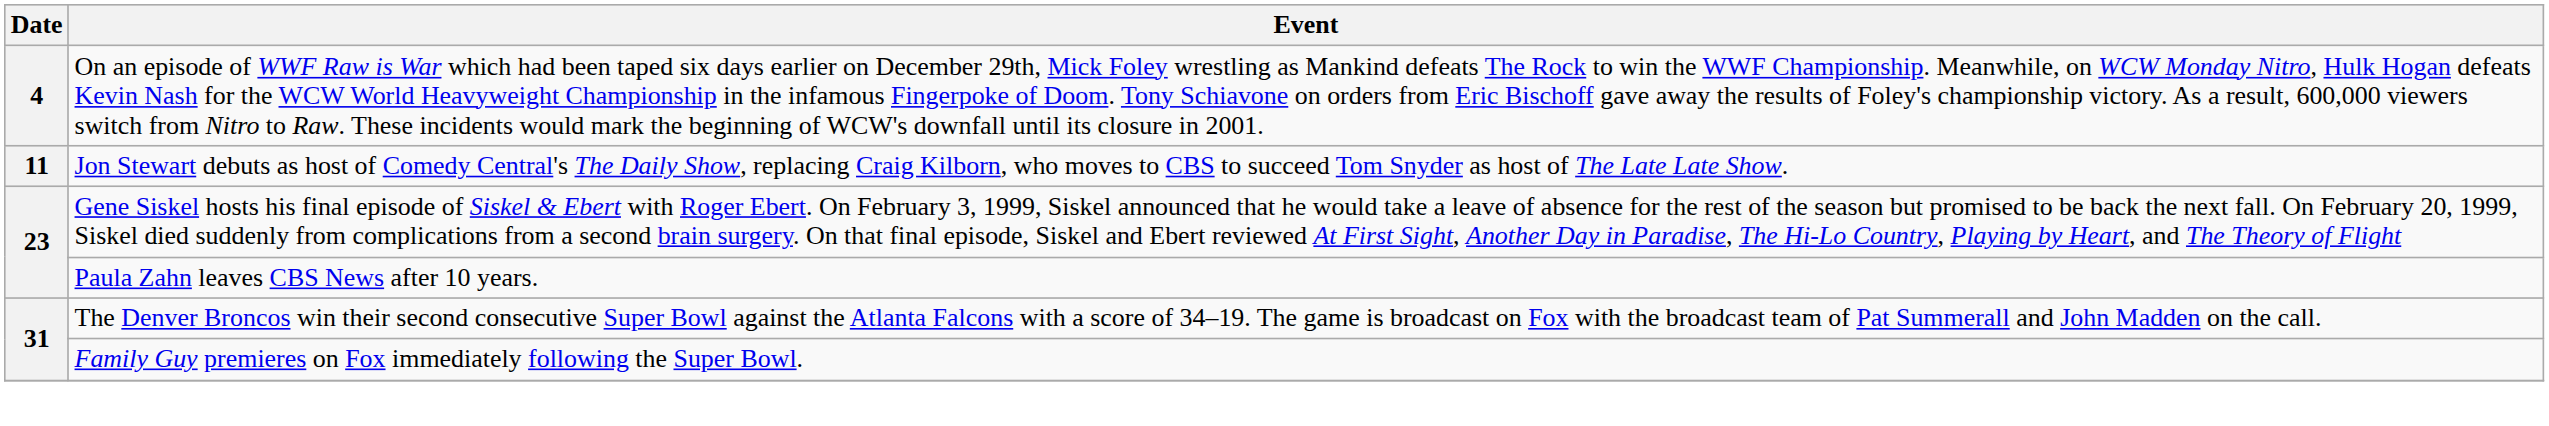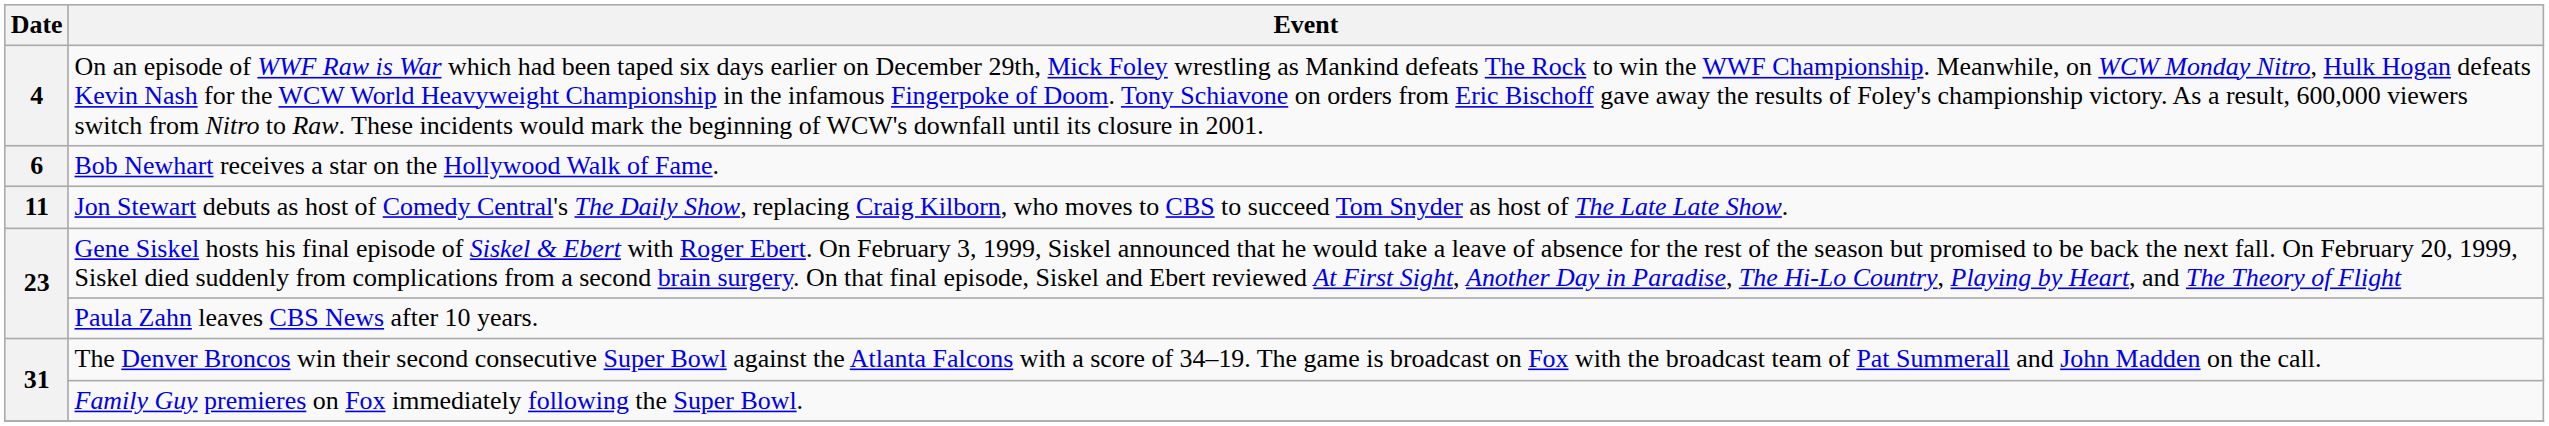+ row: (397, 165)
